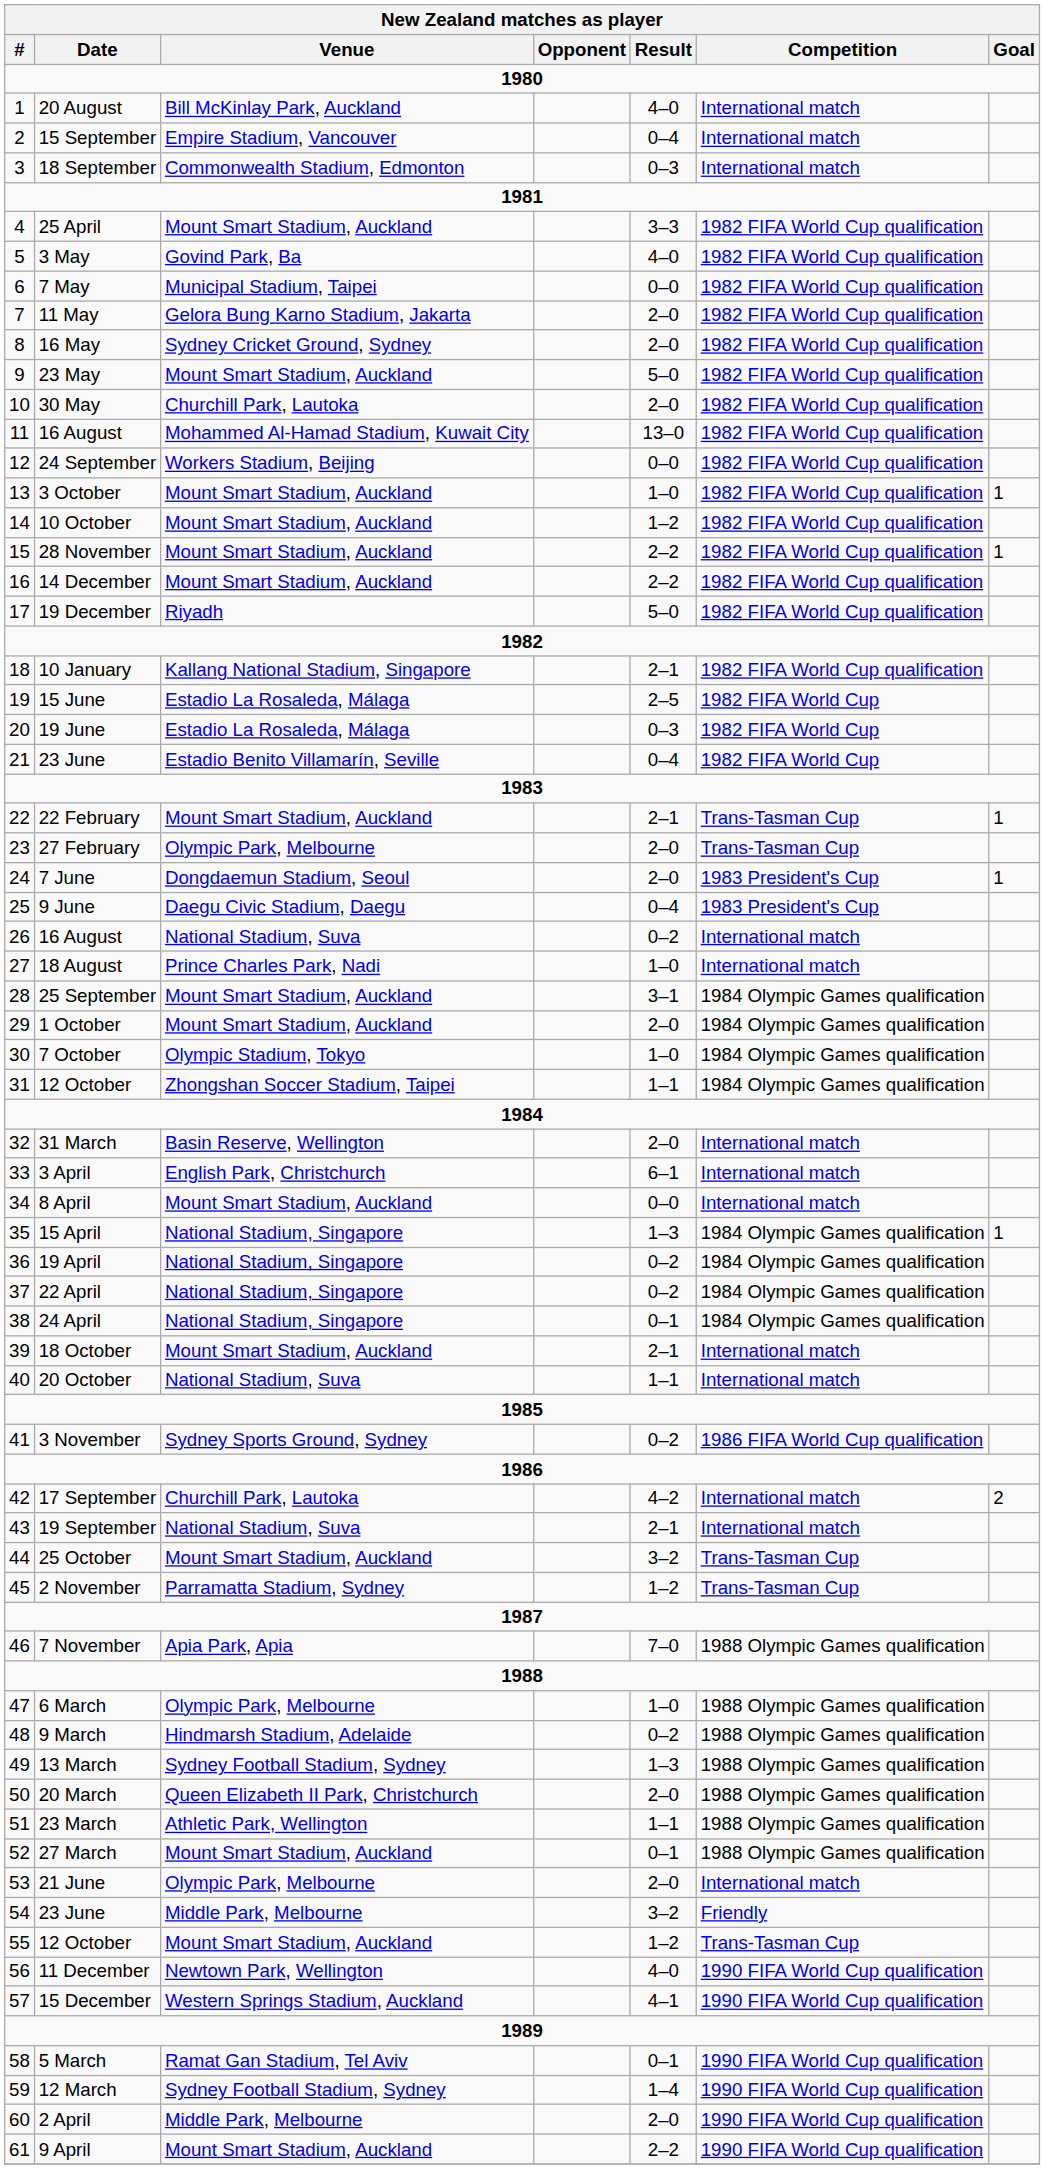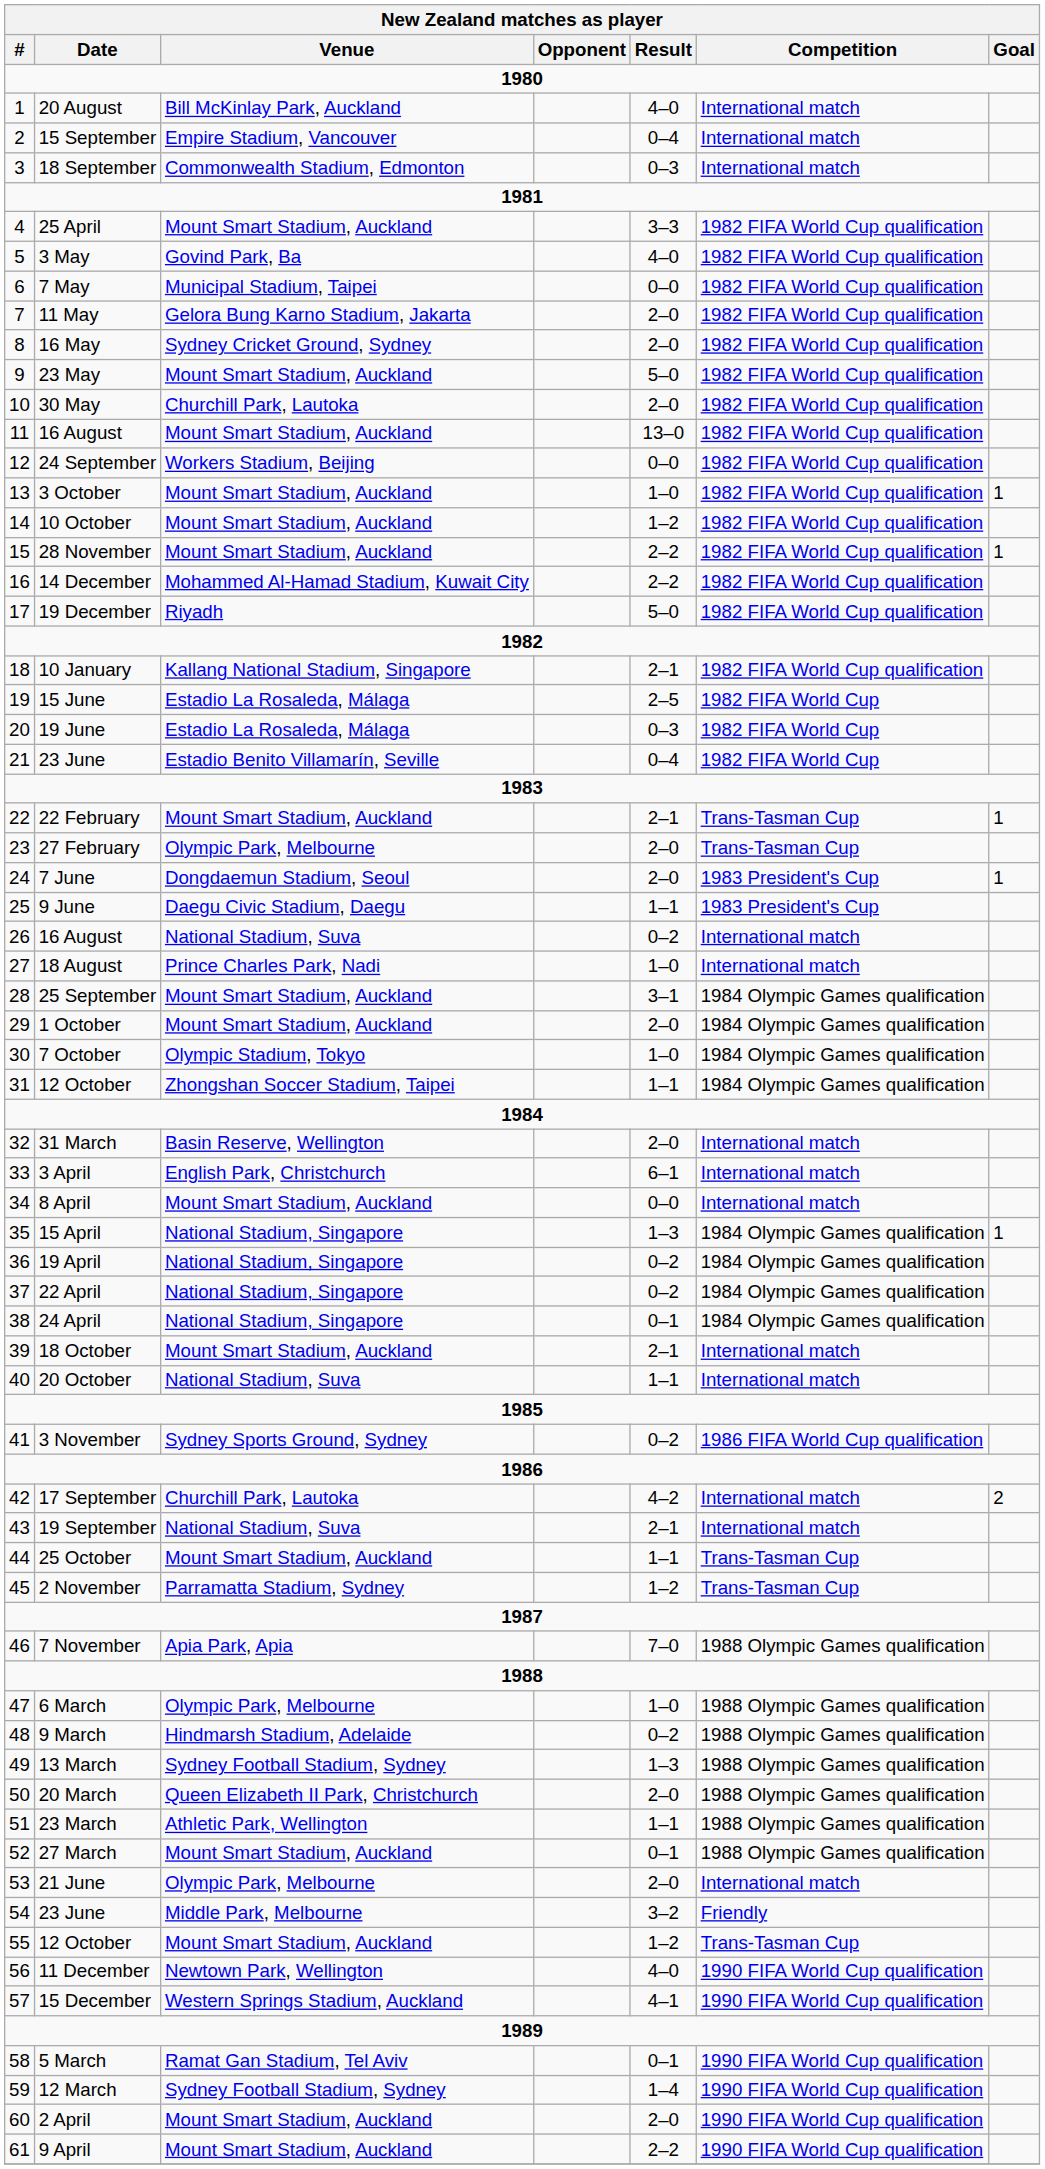(347, 434) Mohammed Al-Hamad Stadium, Kuwait City -> (299, 434) Mount Smart Stadium, Auckland
(299, 582) Mount Smart Stadium, Auckland -> (347, 582) Mohammed Al-Hamad Stadium, Kuwait City
(663, 907) 0–4 -> (663, 907) 1–1
(663, 1558) 3–2 -> (663, 1558) 1–1
(264, 2120) Middle Park, Melbourne -> (299, 2120) Mount Smart Stadium, Auckland
